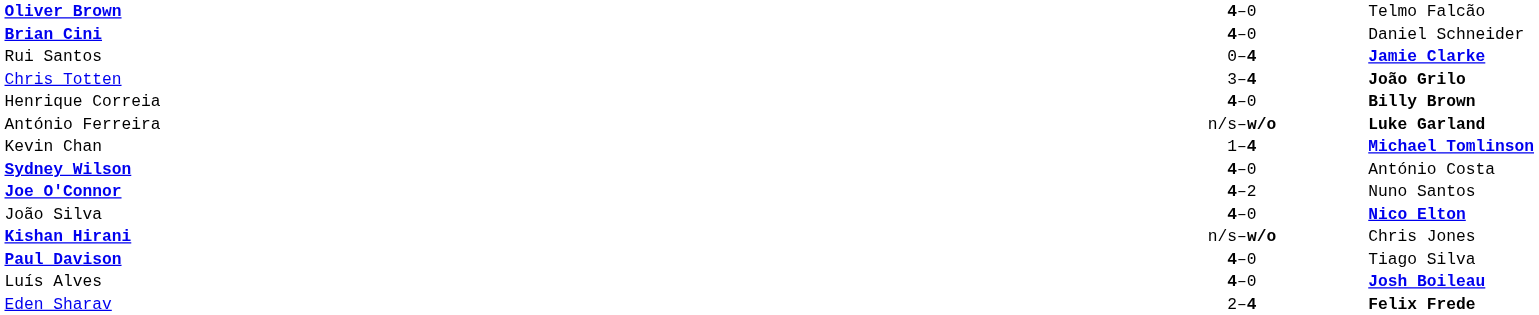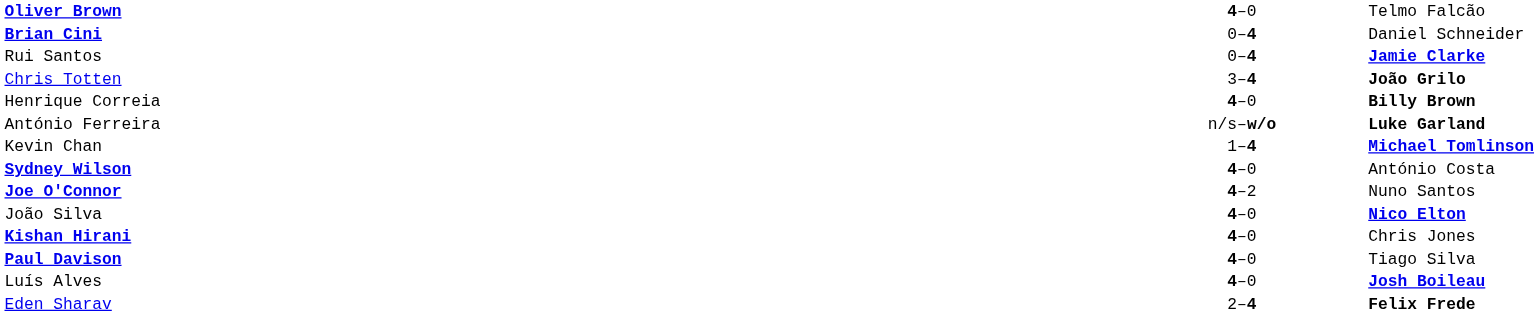(1242, 34) 4–0 -> (1242, 34) 0–4
(1242, 237) n/s–w/o -> (1242, 237) 4–0
